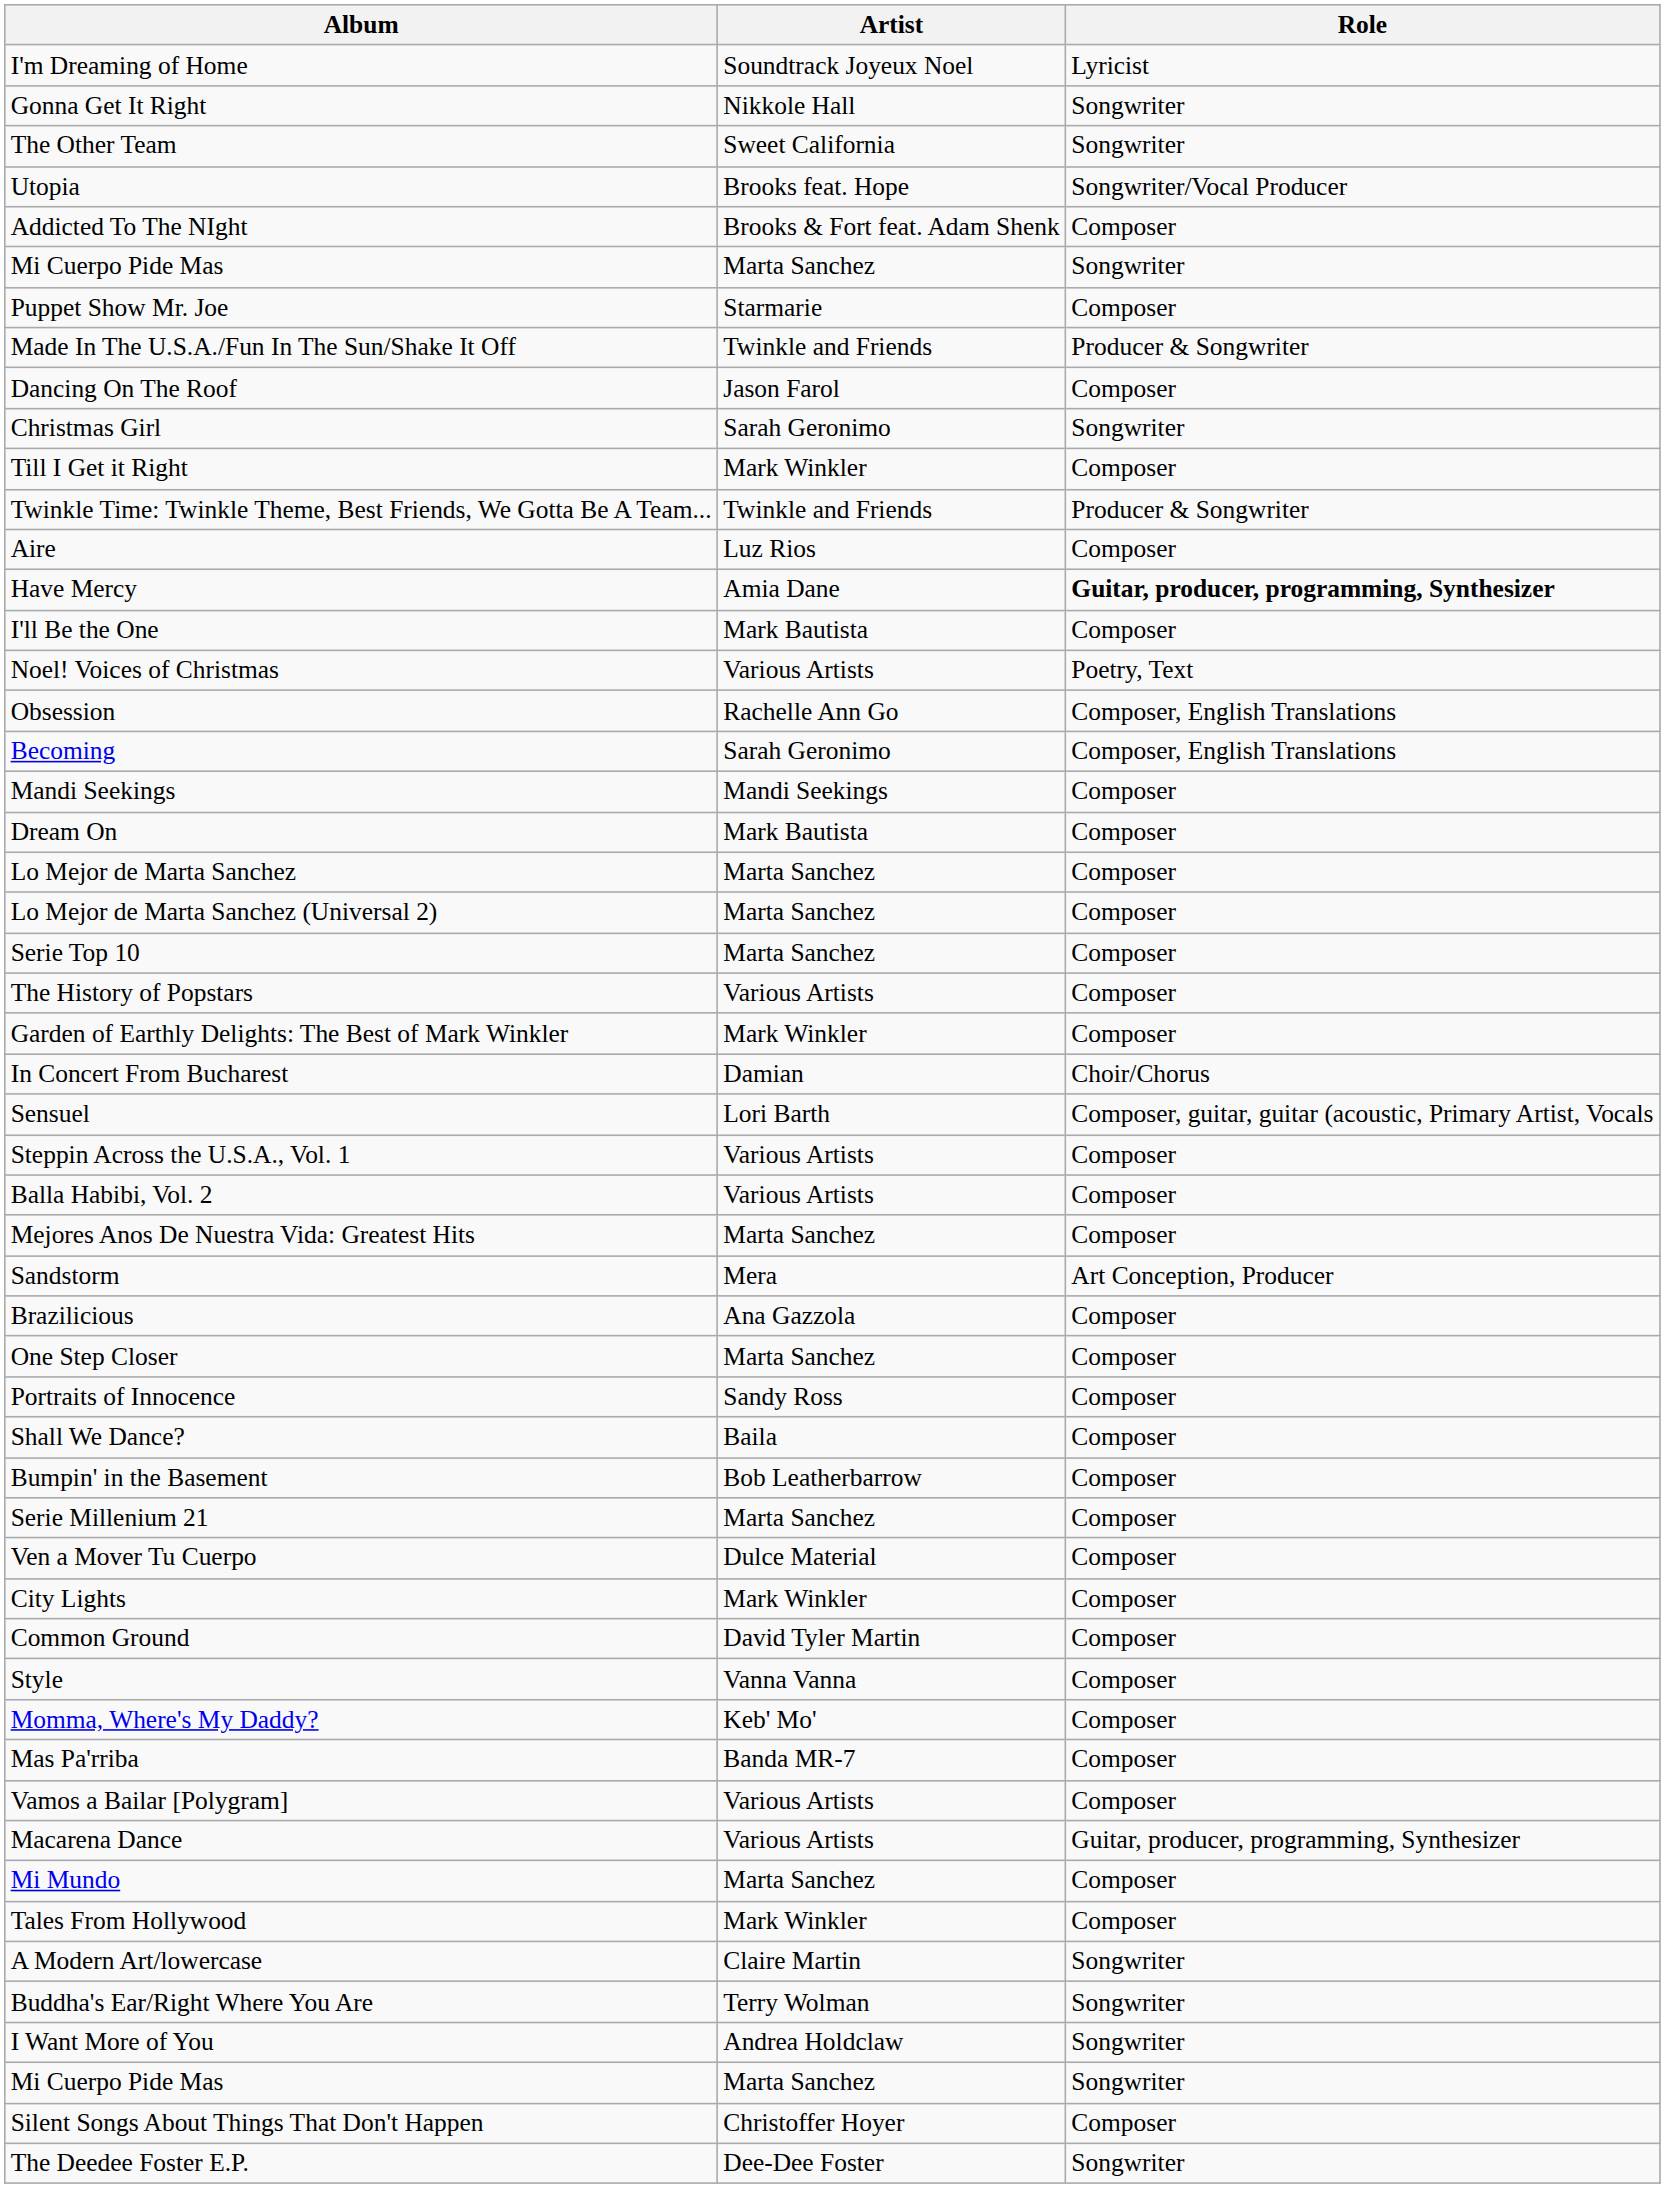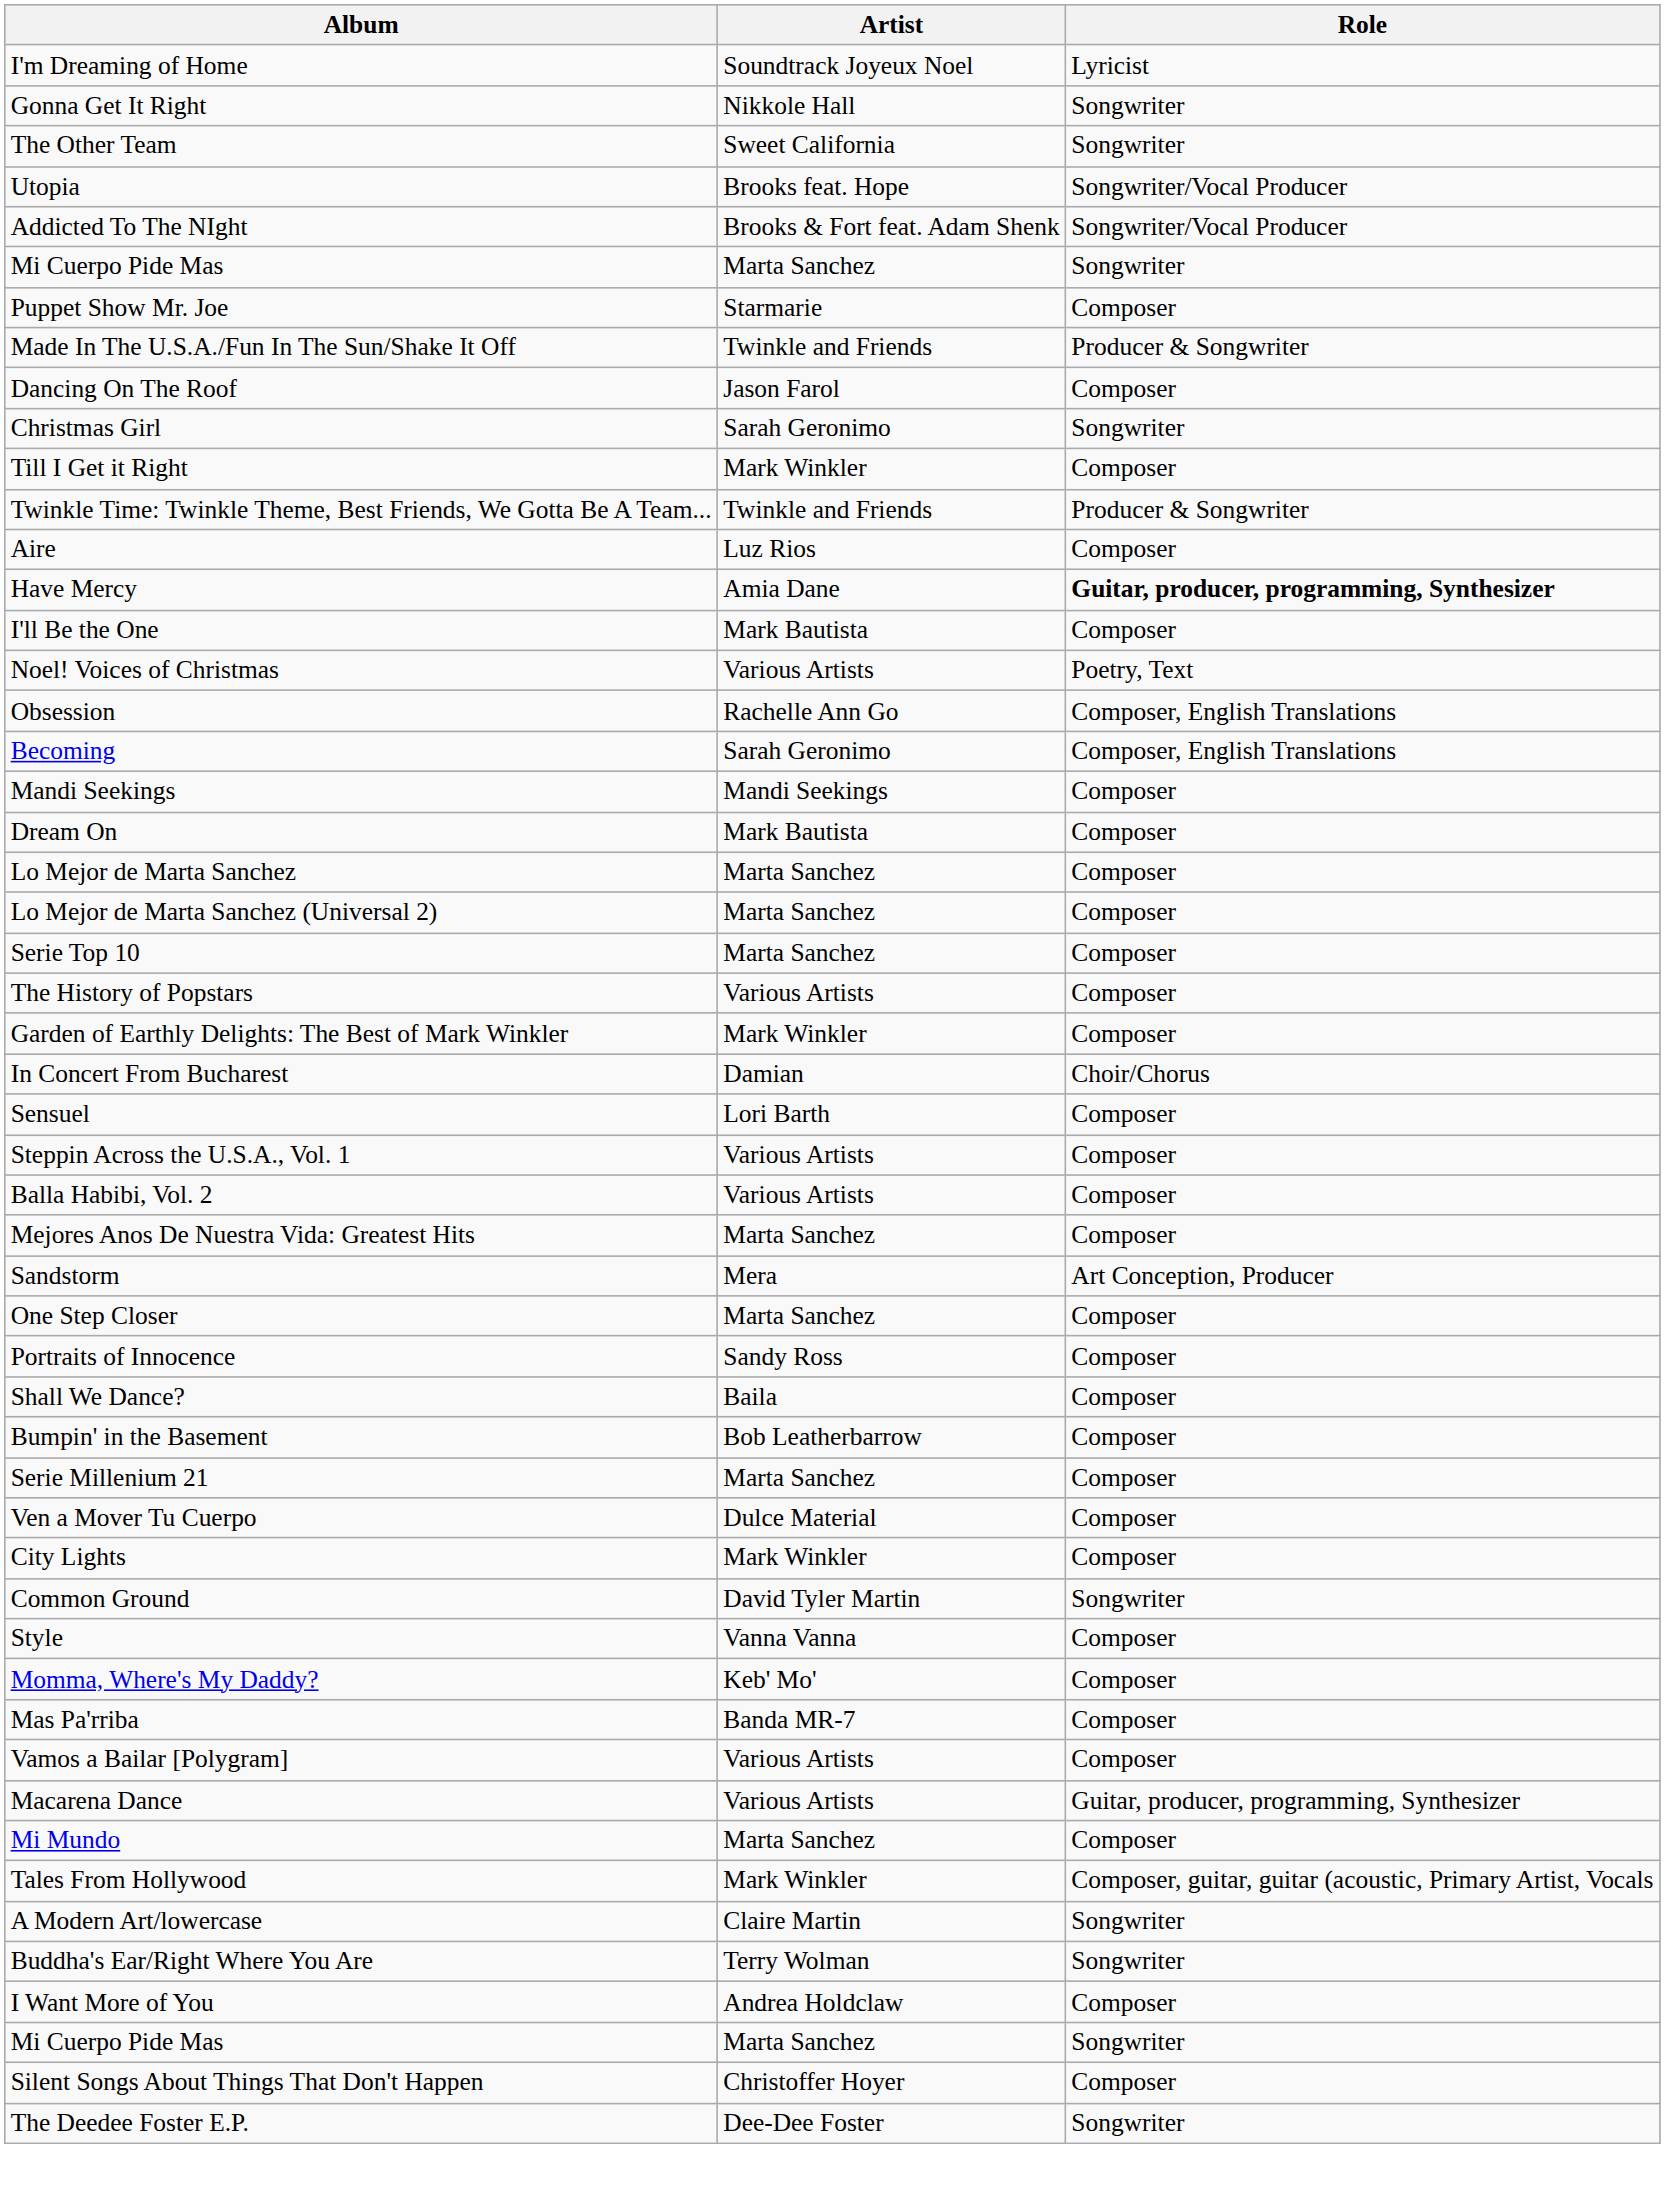(1124, 226) Composer -> (1209, 226) Songwriter/Vocal Producer
(1362, 1114) Composer, guitar, guitar (acoustic, Primary Artist, Vocals -> (1124, 1114) Composer
- row: (72, 1315)
(1124, 1638) Composer -> (1128, 1598) Songwriter
(1124, 1920) Composer -> (1362, 1880) Composer, guitar, guitar (acoustic, Primary Artist, Vocals
(1128, 2041) Songwriter -> (1124, 2001) Composer
